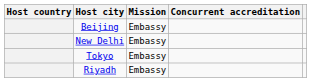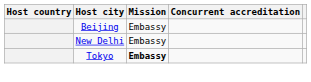(147, 56) normal -> (147, 56) bold
- row: (100, 70)
